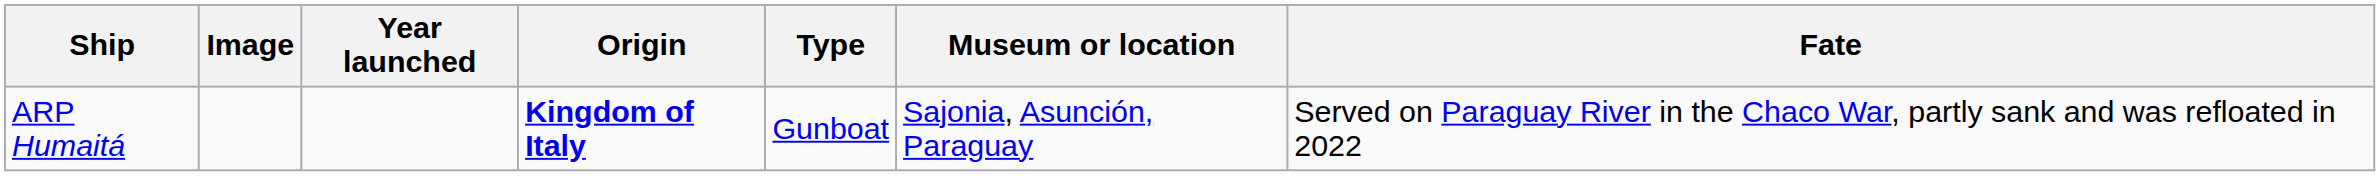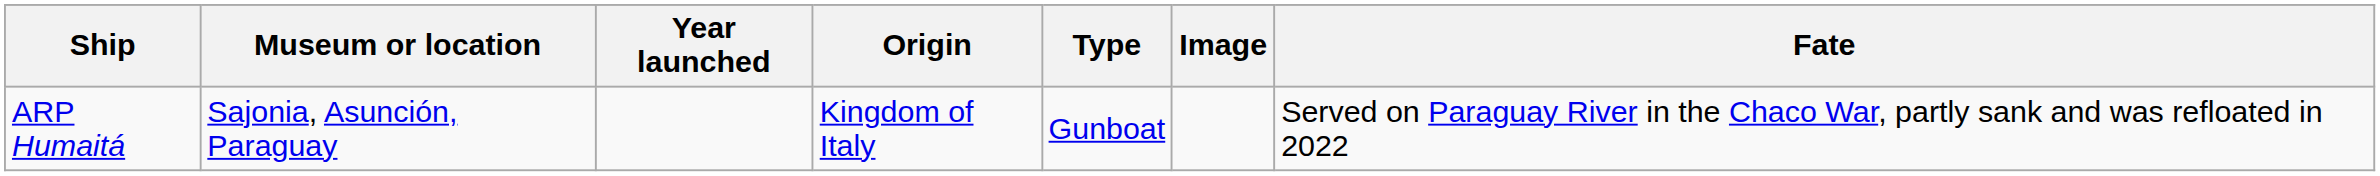columns swapped: (250, 45) <-> (1092, 45)
(610, 128) bold -> (897, 128) normal
